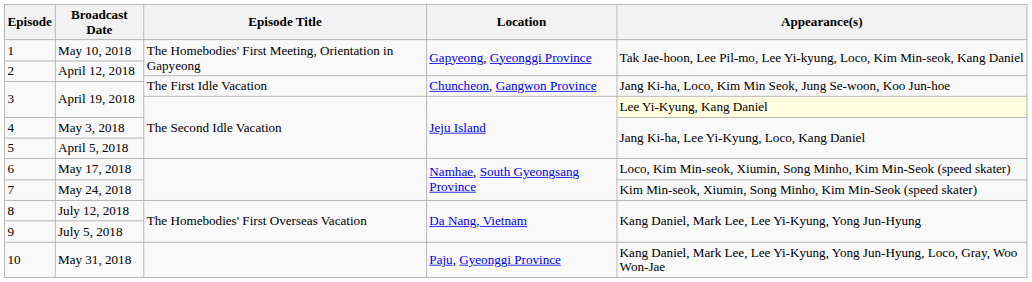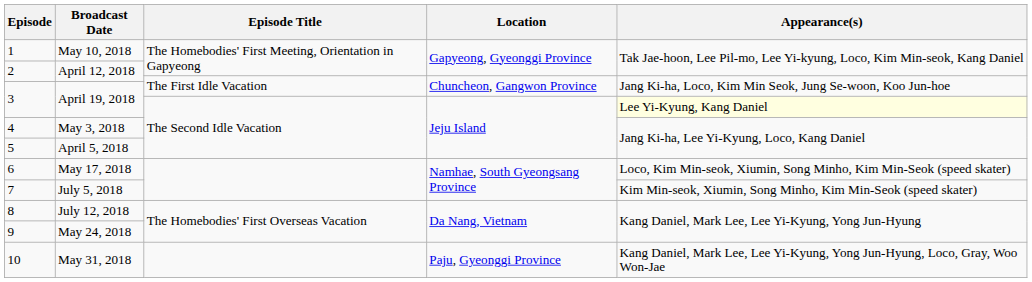(95, 190) May 24, 2018 -> (90, 190) July 5, 2018
(90, 231) July 5, 2018 -> (95, 231) May 24, 2018
